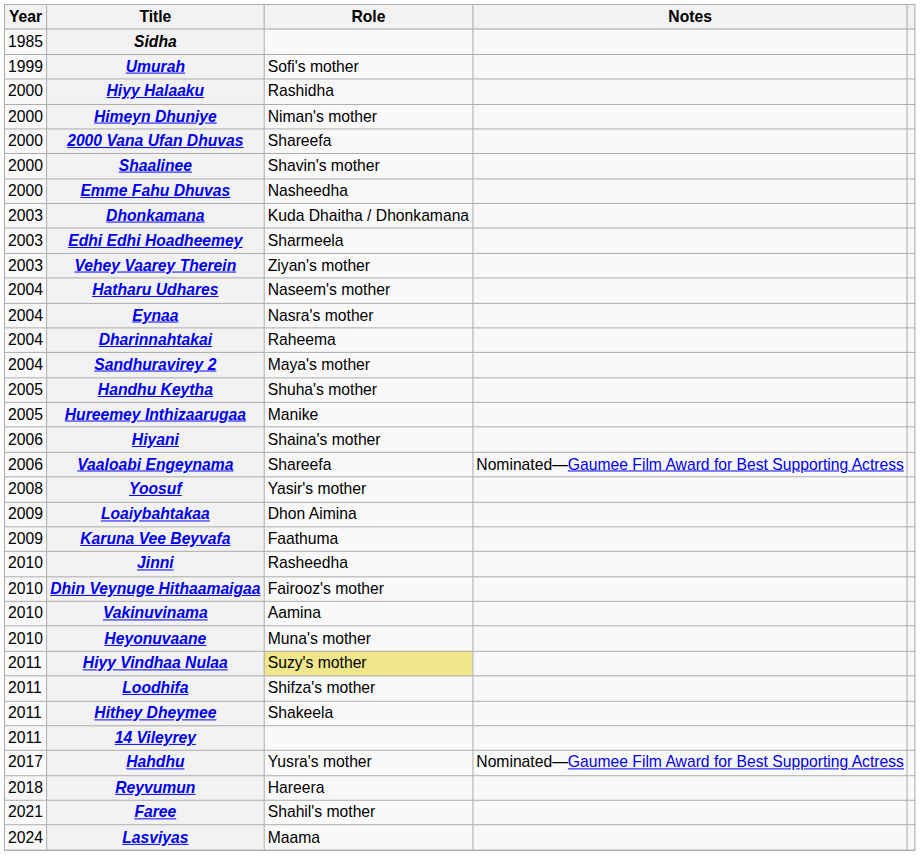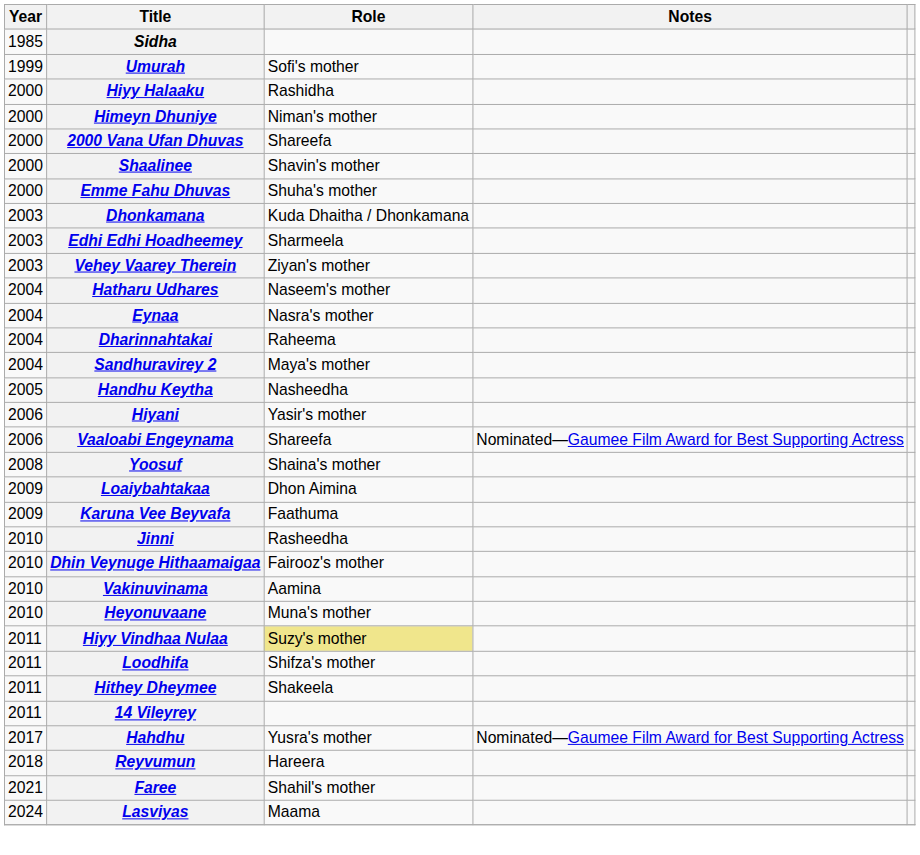(308, 191) Nasheedha -> (322, 191) Shuha's mother
(322, 389) Shuha's mother -> (308, 389) Nasheedha
- row: (155, 414)
(324, 439) Shaina's mother -> (317, 414) Yasir's mother
(317, 489) Yasir's mother -> (324, 464) Shaina's mother
